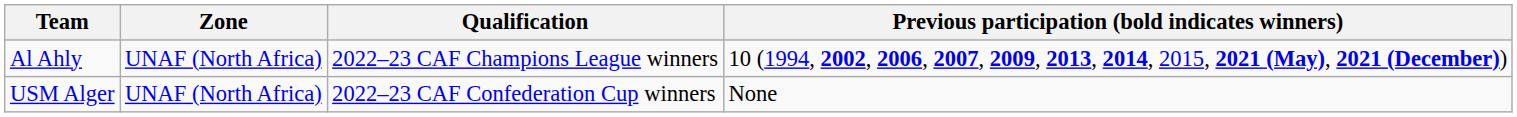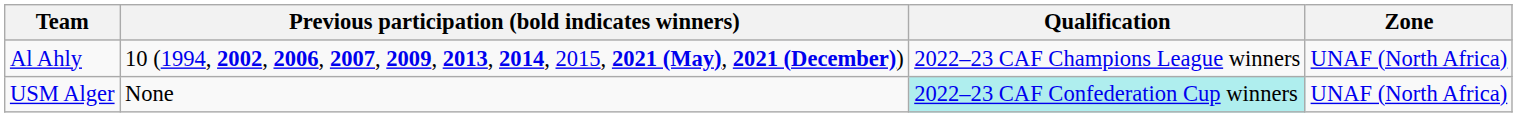columns swapped: (223, 22) <-> (1118, 22)
(524, 93) no background -> (1106, 93) paleturquoise background
